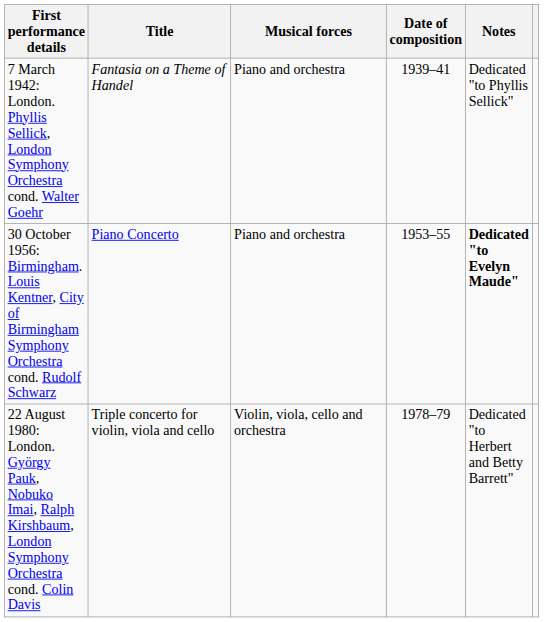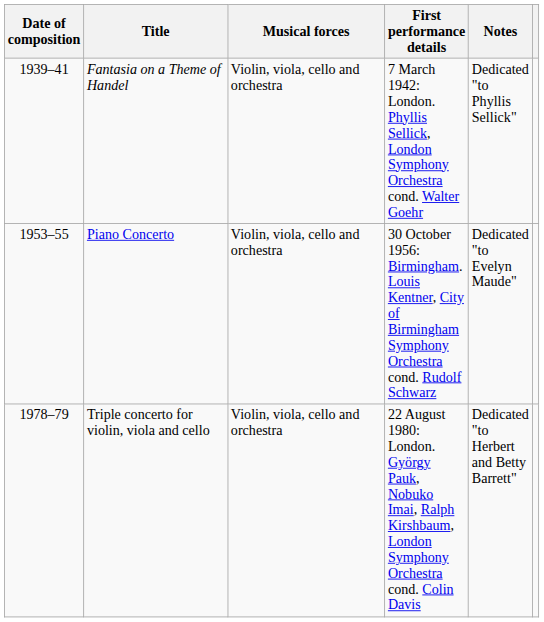columns swapped: (426, 31) <-> (46, 31)
(290, 69) Piano and orchestra -> (295, 77) Violin, viola, cello and orchestra
(290, 234) Piano and orchestra -> (295, 242) Violin, viola, cello and orchestra
(499, 258) bold -> (500, 258) normal
